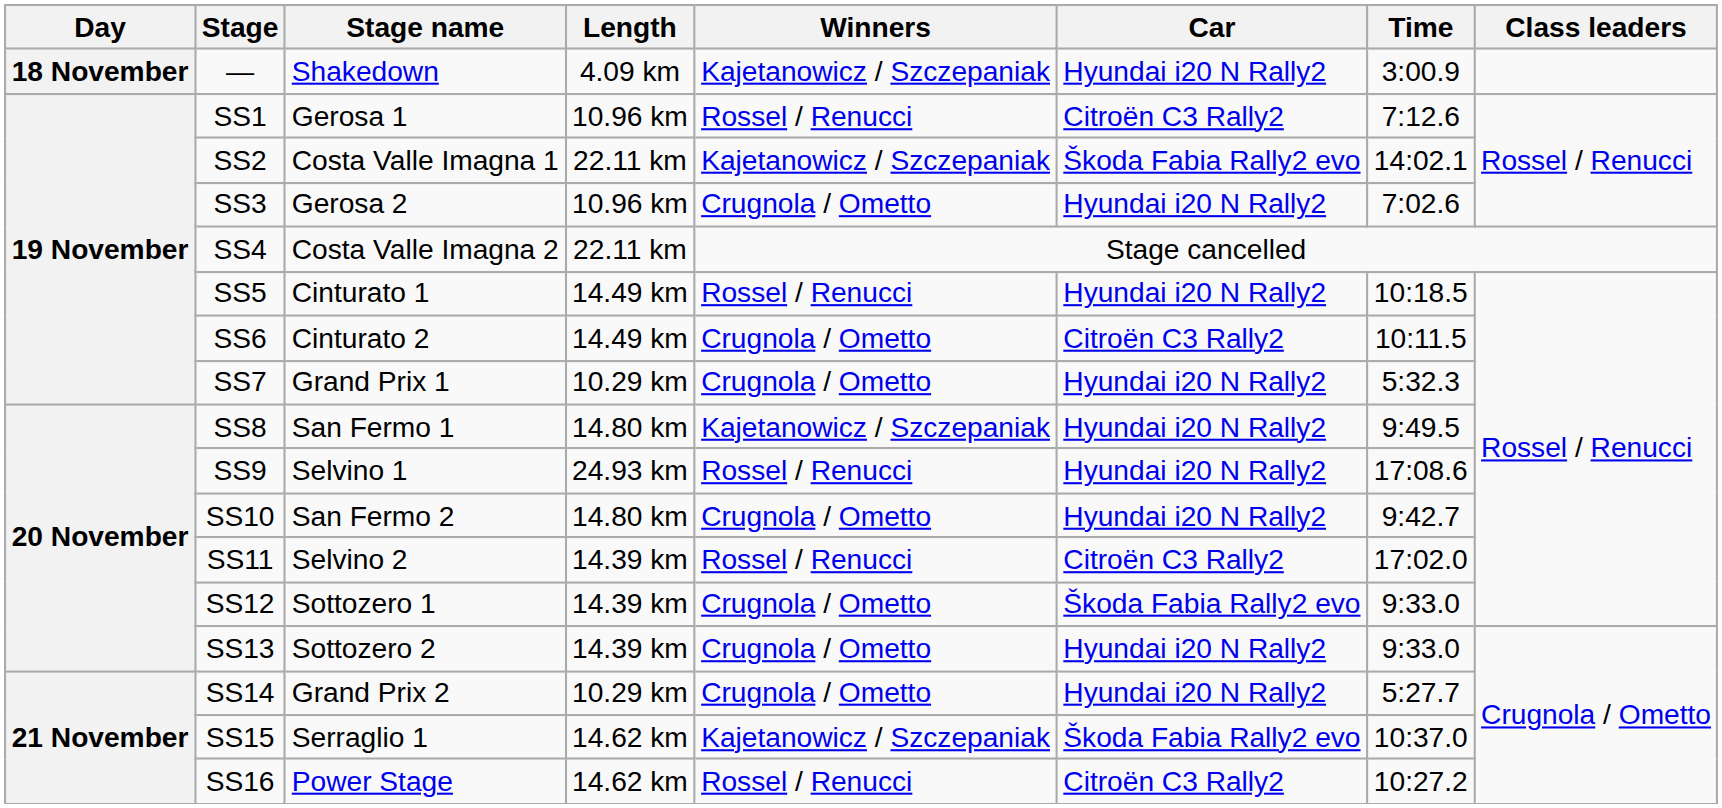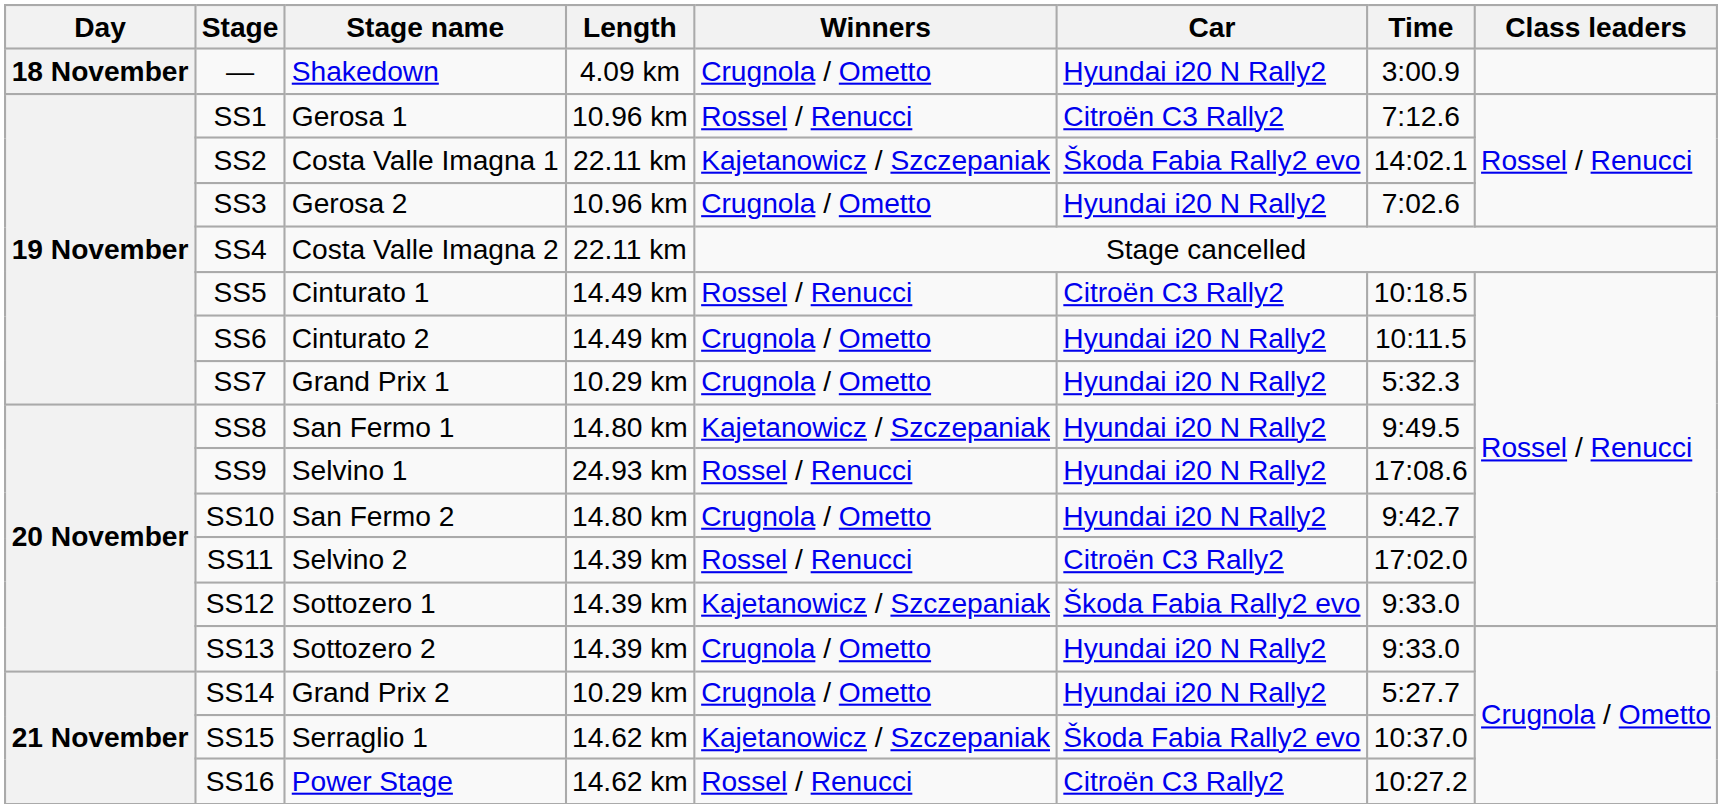(876, 71) Kajetanowicz / Szczepaniak -> (816, 71) Crugnola / Ometto
(1195, 293) Hyundai i20 N Rally2 -> (1174, 293) Citroën C3 Rally2
(1174, 337) Citroën C3 Rally2 -> (1195, 337) Hyundai i20 N Rally2
(816, 604) Crugnola / Ometto -> (876, 604) Kajetanowicz / Szczepaniak
